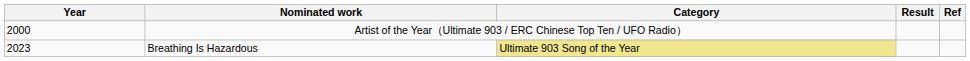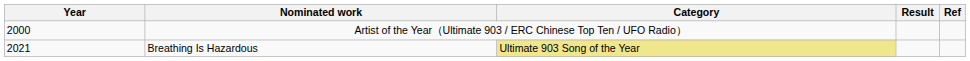(19, 48) 2023 -> (19, 48) 2021
